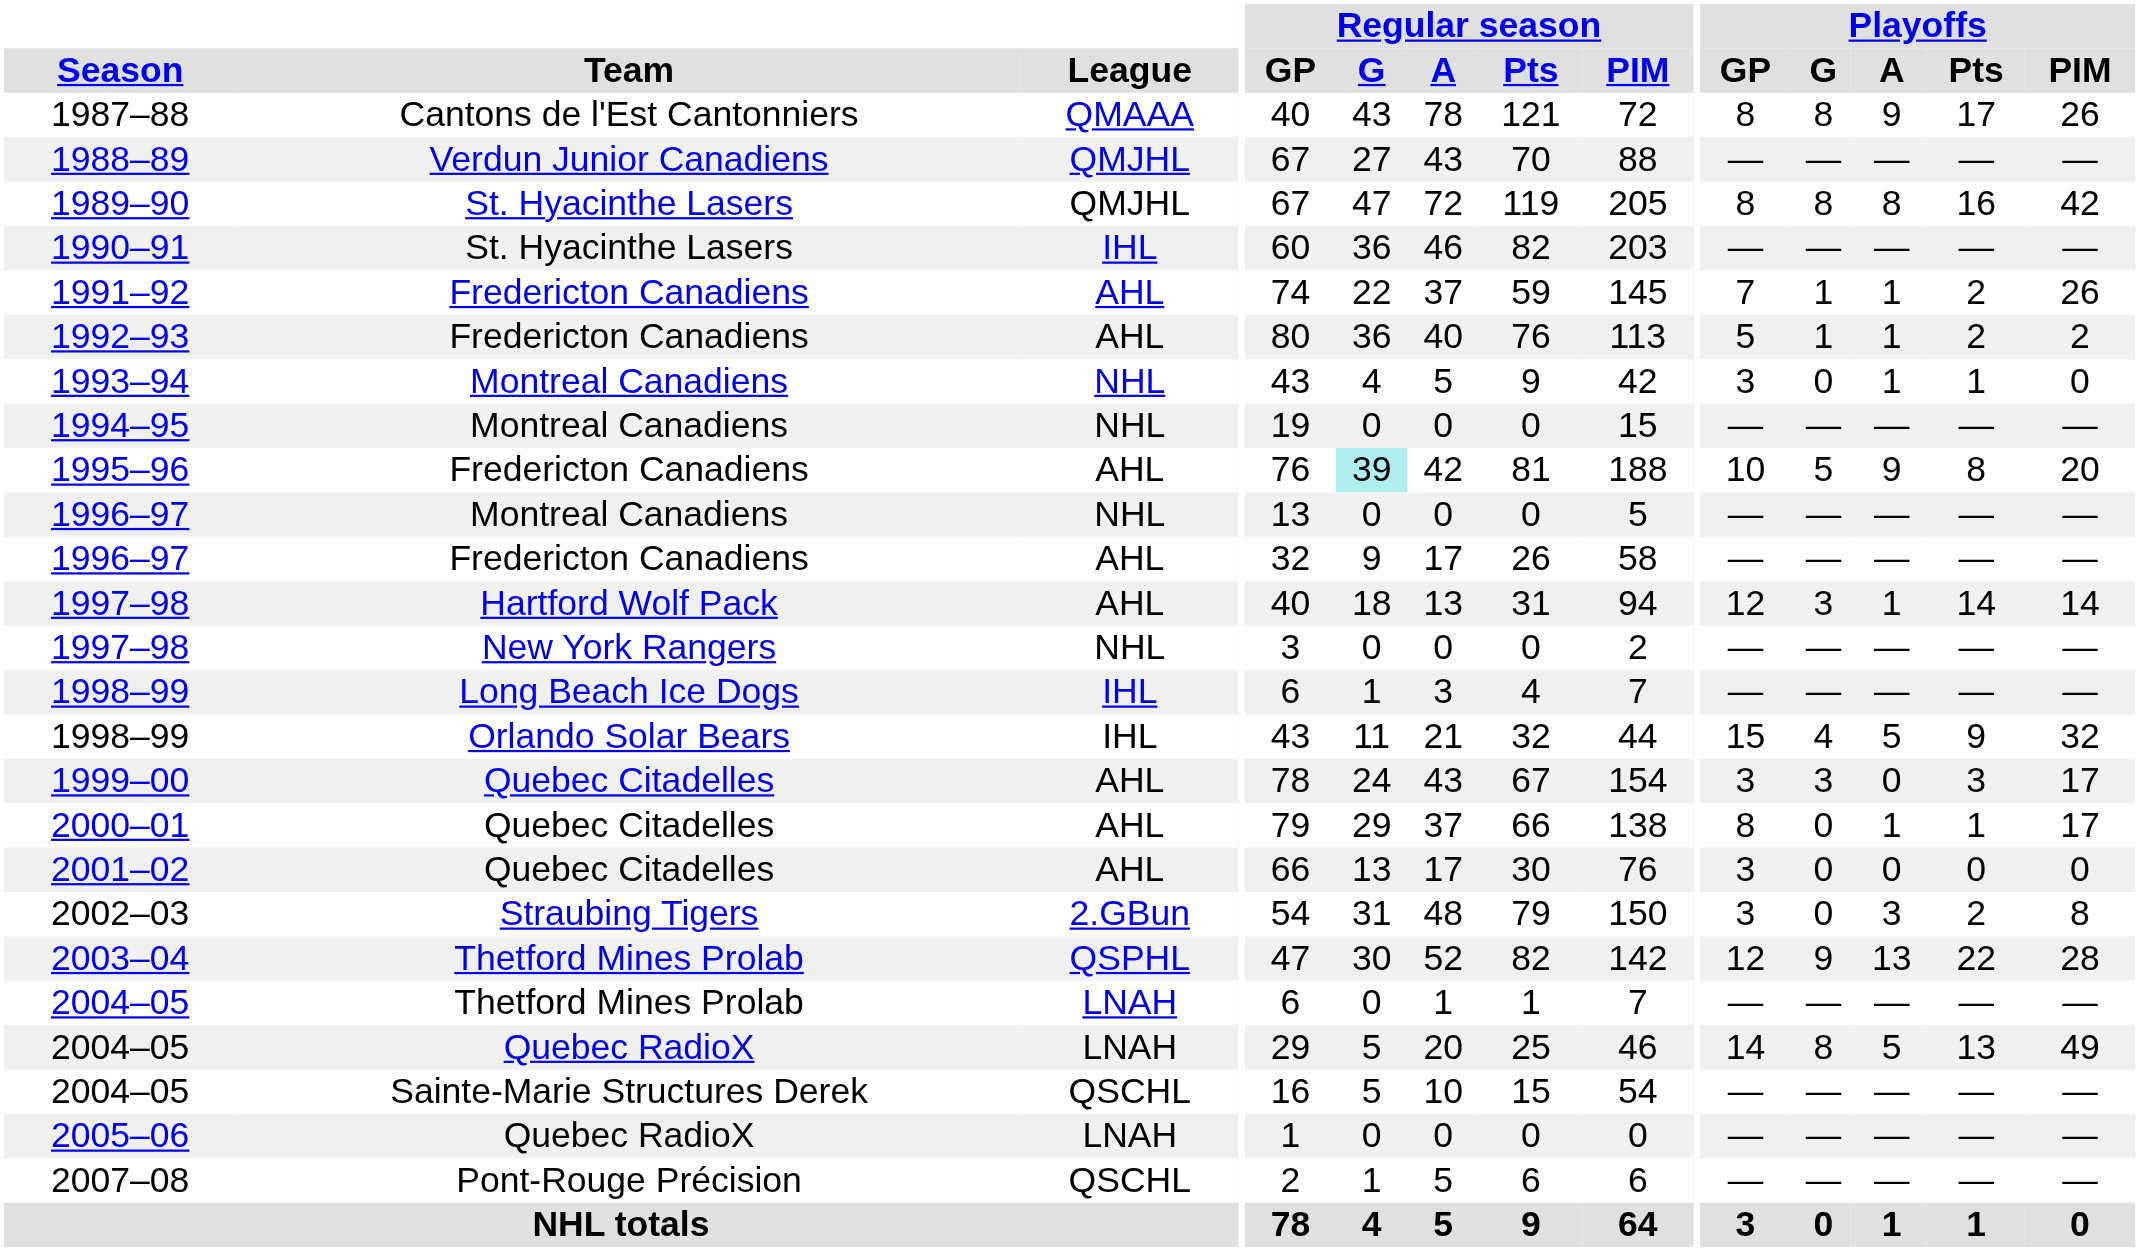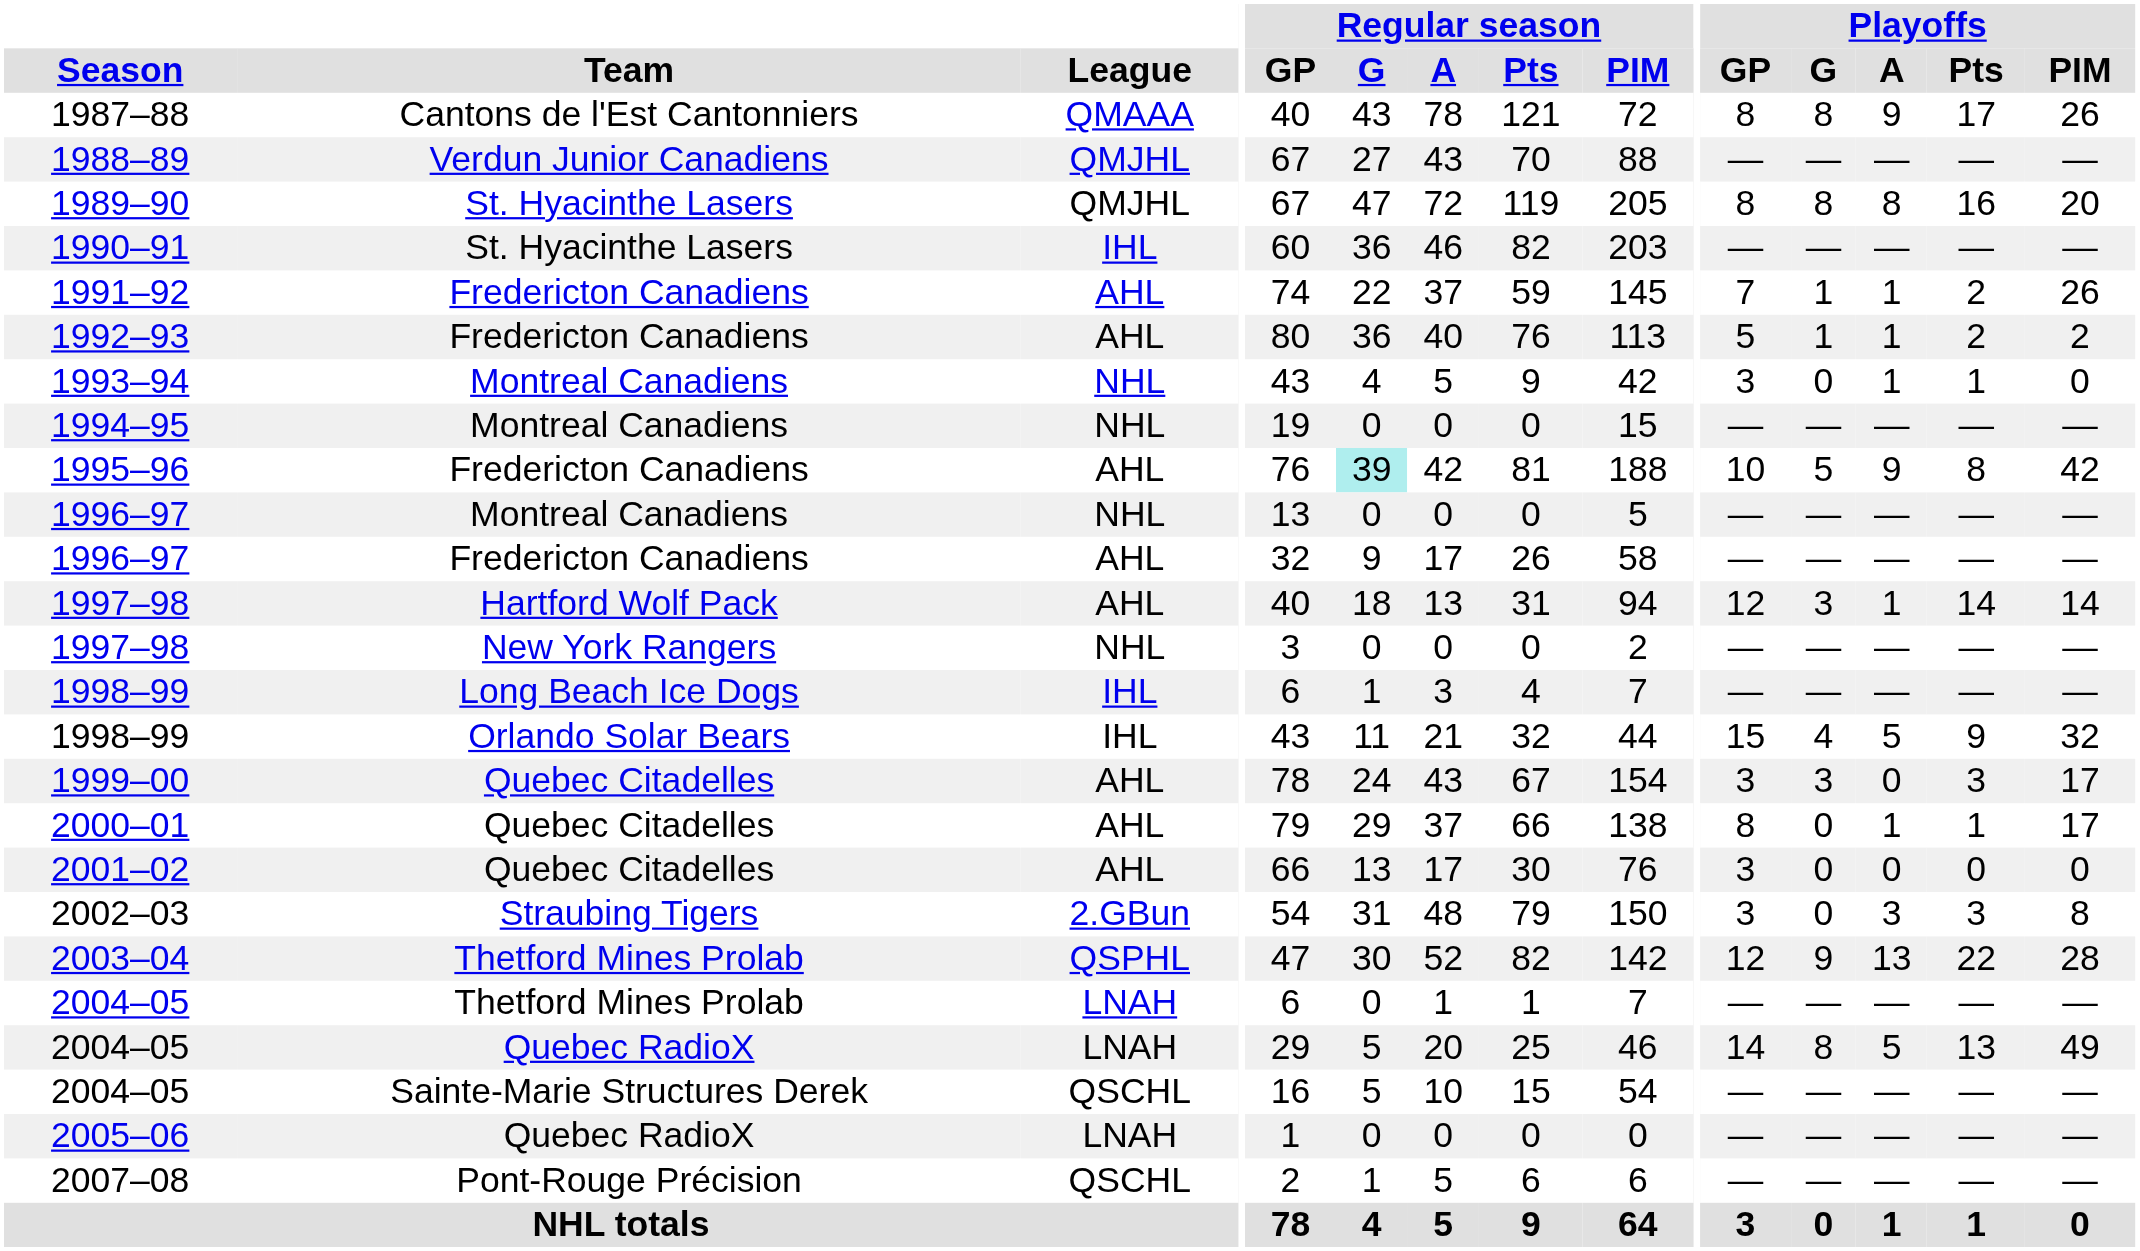(2080, 203) 42 -> (2080, 203) 20
(2080, 469) 20 -> (2080, 469) 42
(1976, 913) 2 -> (1976, 913) 3
